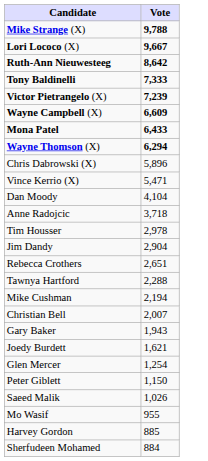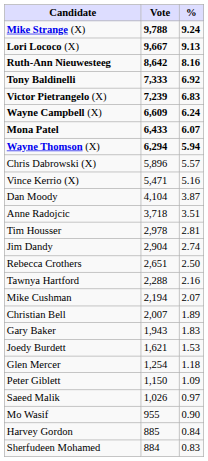+ column: (191, 12)
